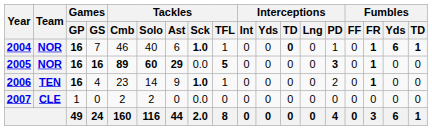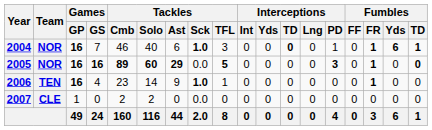(225, 47) 1 -> (225, 47) 3
(418, 64) normal -> (418, 64) bold
(335, 82) 2 -> (335, 82) 0
